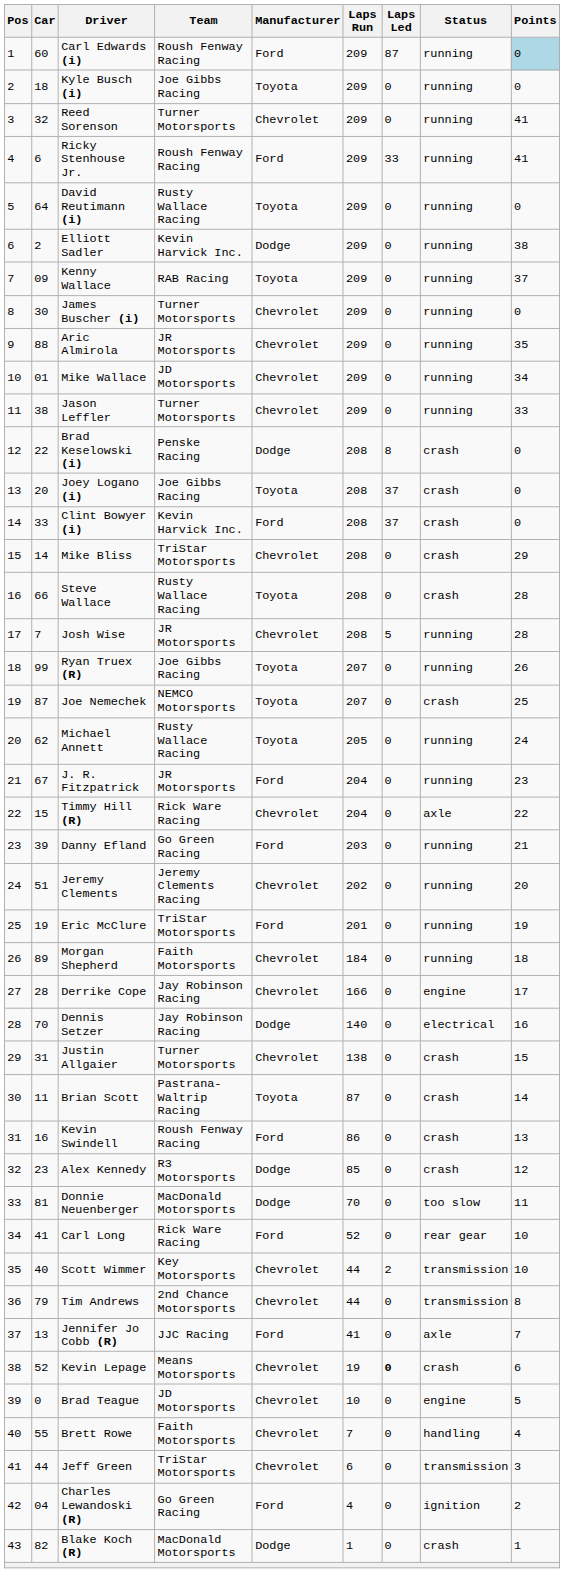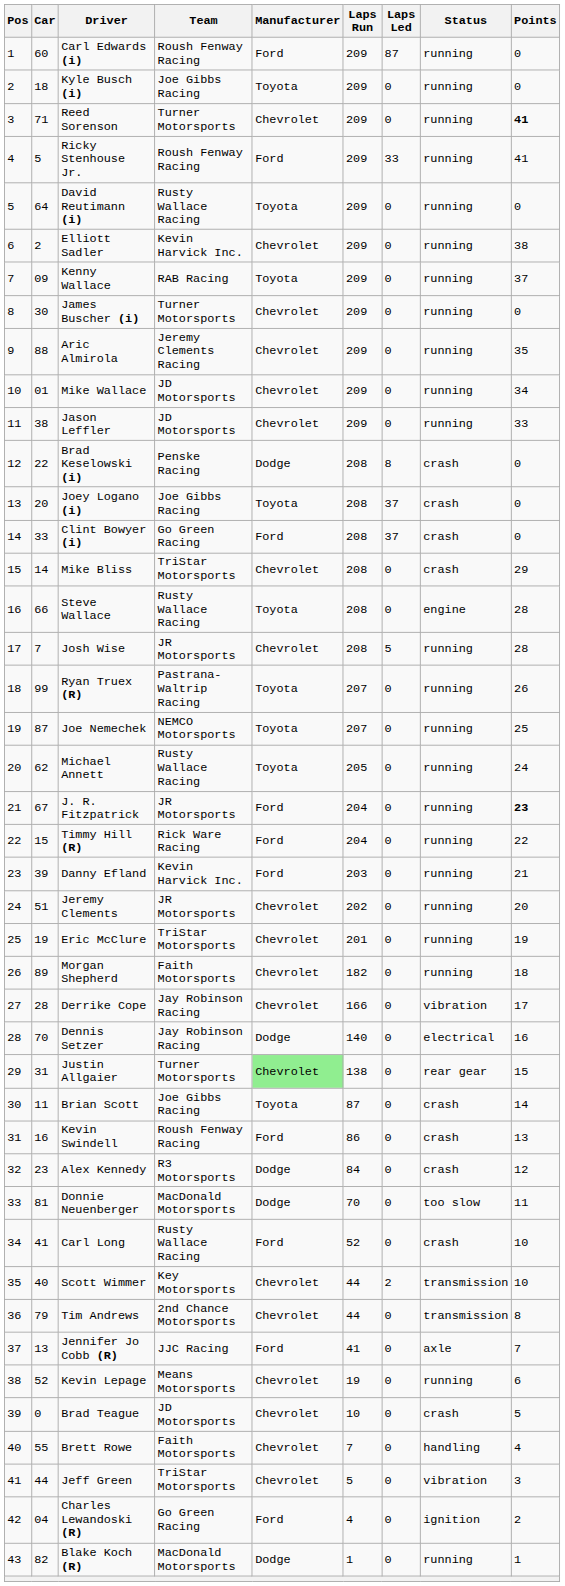(518, 54) lightblue background -> (518, 54) no background
(41, 120) 32 -> (41, 120) 71
(521, 120) normal -> (521, 120) bold
(38, 159) 6 -> (38, 159) 5
(273, 246) Dodge -> (287, 246) Chevrolet
(197, 345) JR Motorsports -> (186, 351) Jeremy Clements Racing
(197, 410) Turner Motorsports -> (197, 424) JD Motorsports
(200, 523) Kevin Harvick Inc. -> (186, 537) Go Green Racing
(441, 596) crash -> (445, 609) engine
(190, 668) Joe Gibbs Racing -> (190, 689) Pastrana-Waltrip Racing
(441, 701) crash -> (448, 729) running
(521, 781) normal -> (521, 808) bold
(287, 814) Chevrolet -> (269, 841) Ford
(437, 814) axle -> (448, 841) running
(186, 847) Go Green Racing -> (200, 874) Kevin Harvick Inc.
(186, 886) Jeremy Clements Racing -> (197, 907) JR Motorsports
(269, 926) Ford -> (287, 940) Chevrolet
(357, 959) 184 -> (357, 973) 182
(445, 992) engine -> (455, 1006) vibration
(287, 1058) no background -> (287, 1071) lightgreen background
(441, 1058) crash -> (455, 1071) rear gear
(190, 1098) Pastrana-Waltrip Racing -> (190, 1104) Joe Gibbs Racing
(353, 1170) 85 -> (353, 1170) 84
(190, 1236) Rick Ware Racing -> (182, 1243) Rusty Wallace Racing
(455, 1236) rear gear -> (441, 1243) crash
(388, 1368) bold -> (388, 1381) normal
(441, 1368) crash -> (448, 1381) running
(445, 1401) engine -> (441, 1414) crash
(350, 1467) 6 -> (350, 1480) 5
(466, 1467) transmission -> (455, 1480) vibration
(441, 1546) crash -> (448, 1560) running
